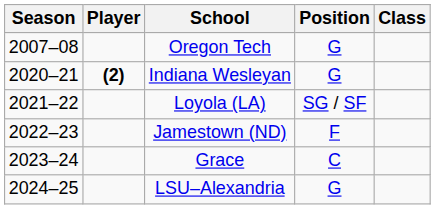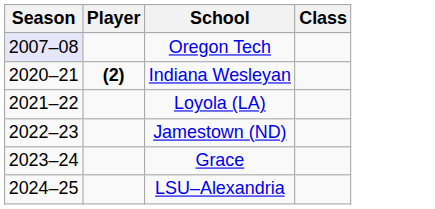- column: (335, 18)
(44, 47) no background -> (44, 47) lavender background
